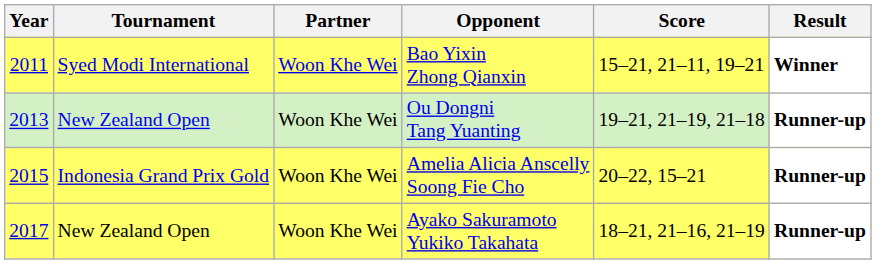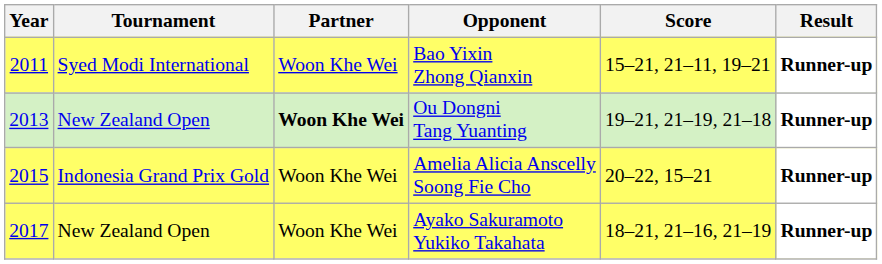(806, 64) Winner -> (826, 64) Runner-up
(338, 120) normal -> (341, 120) bold
